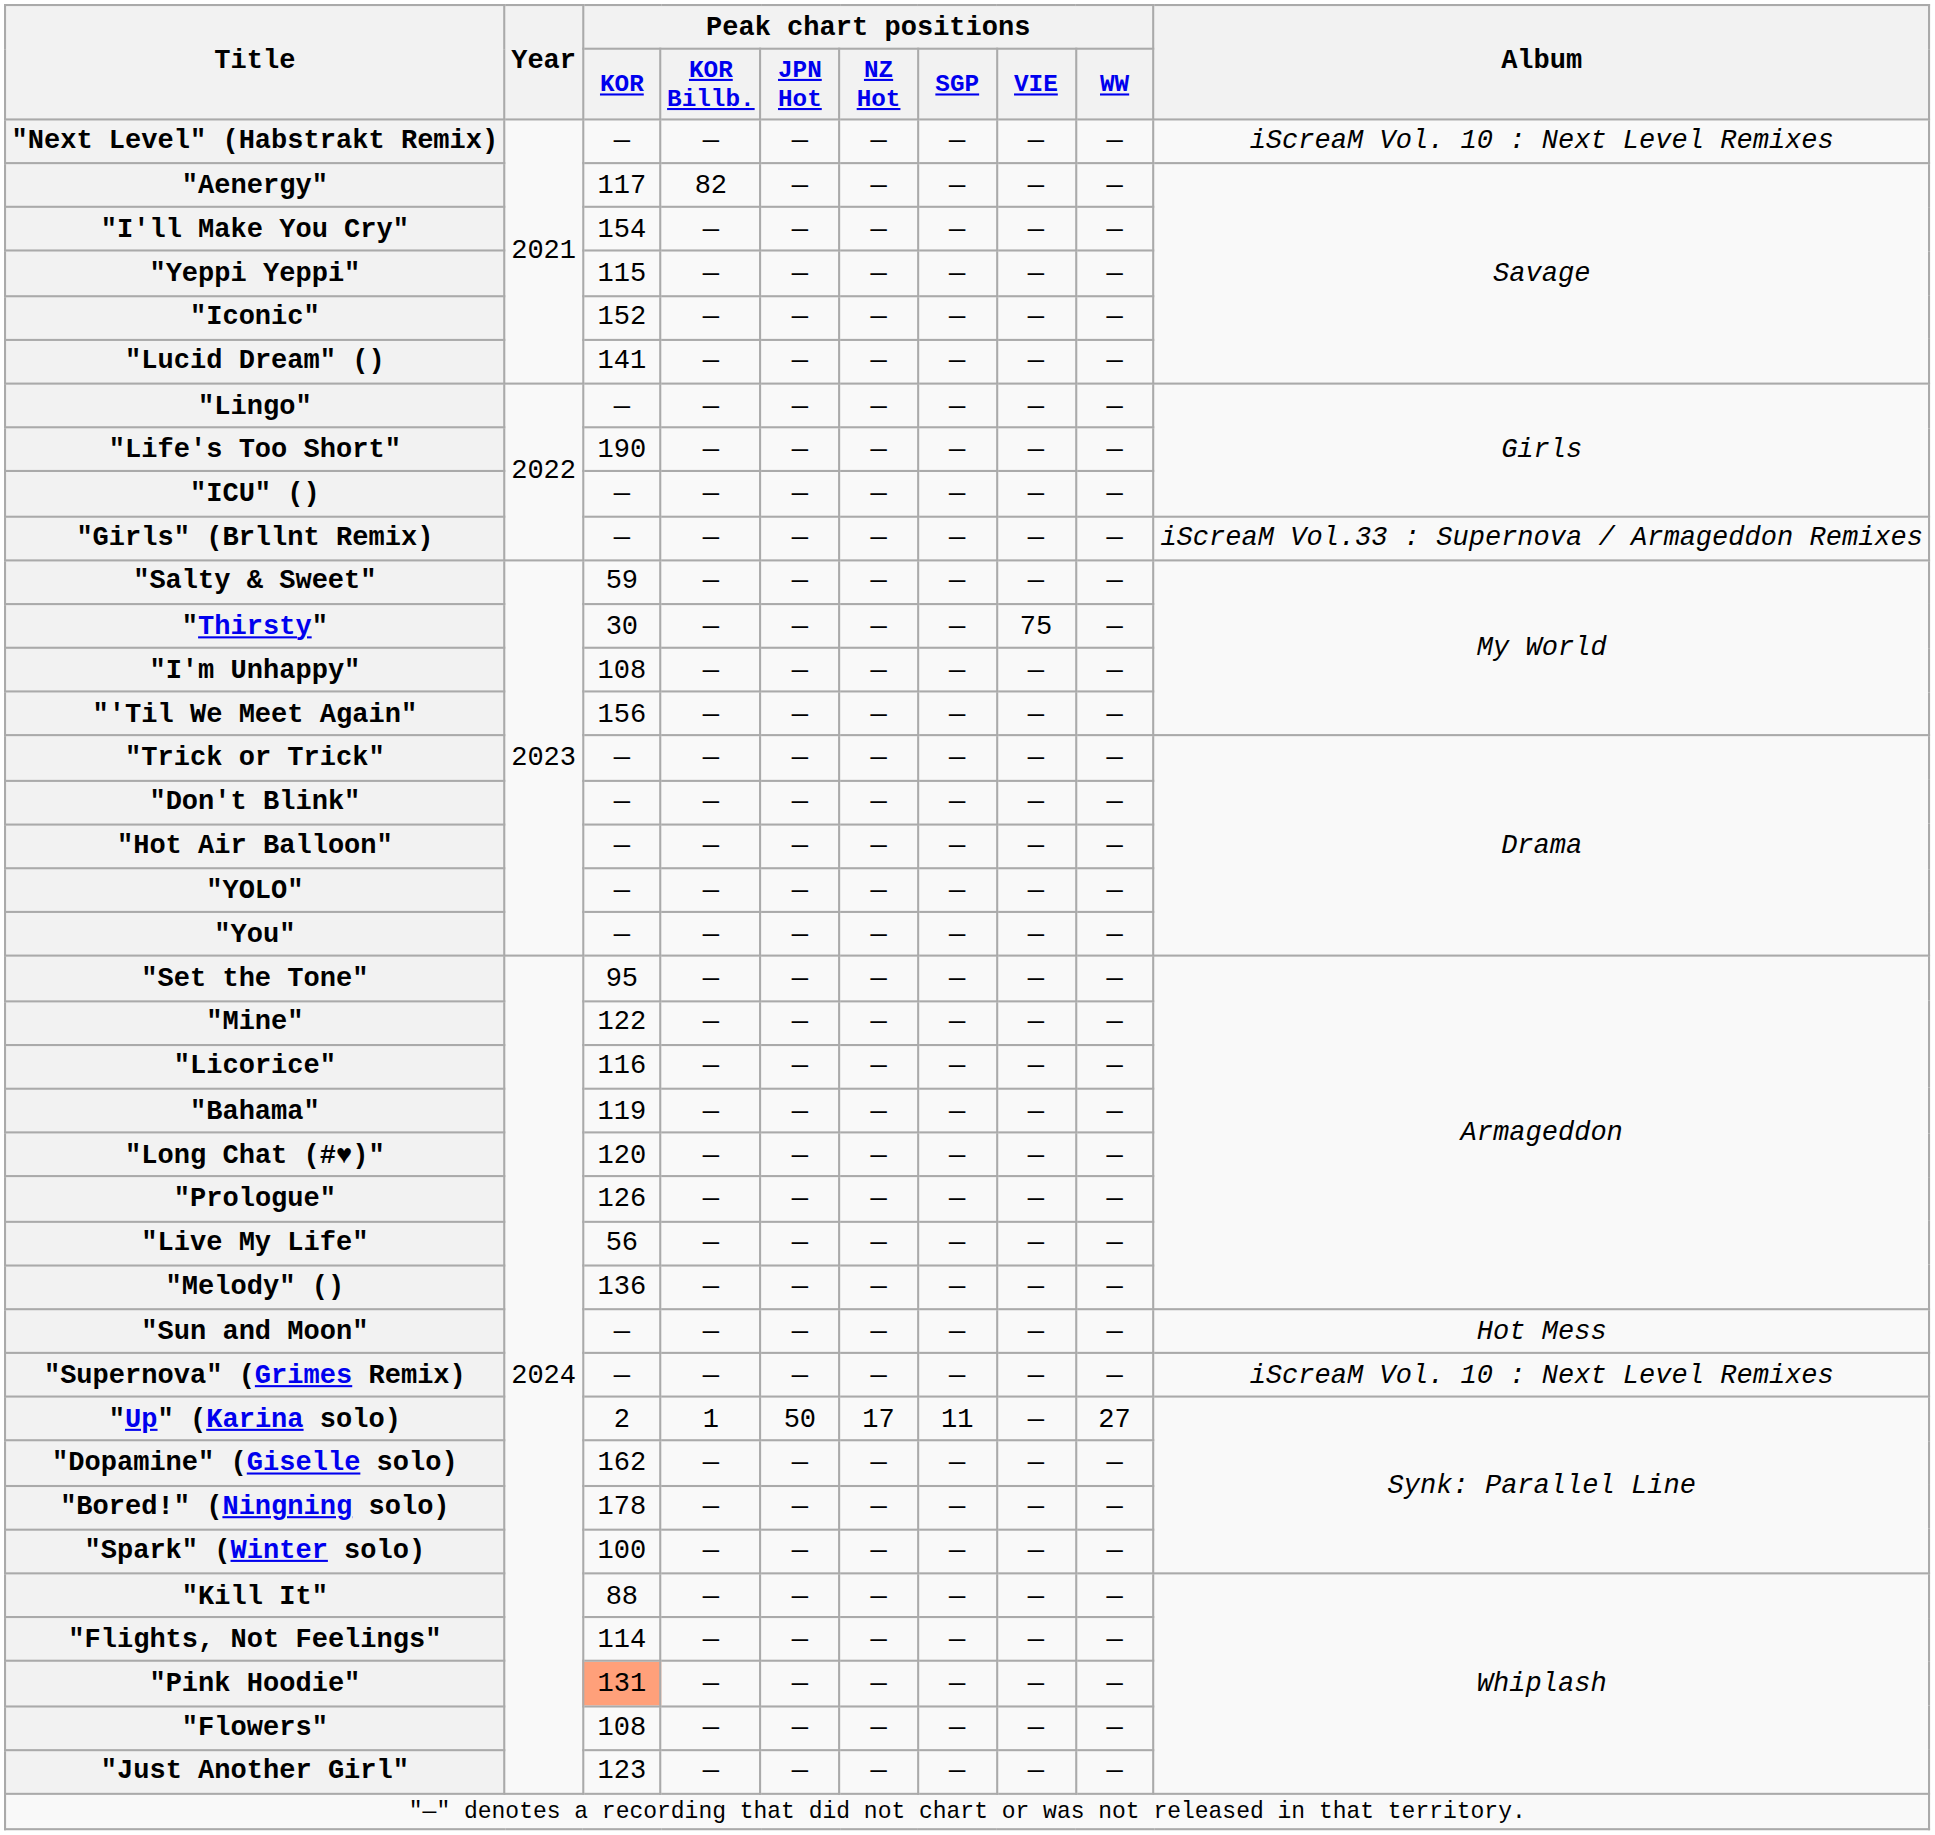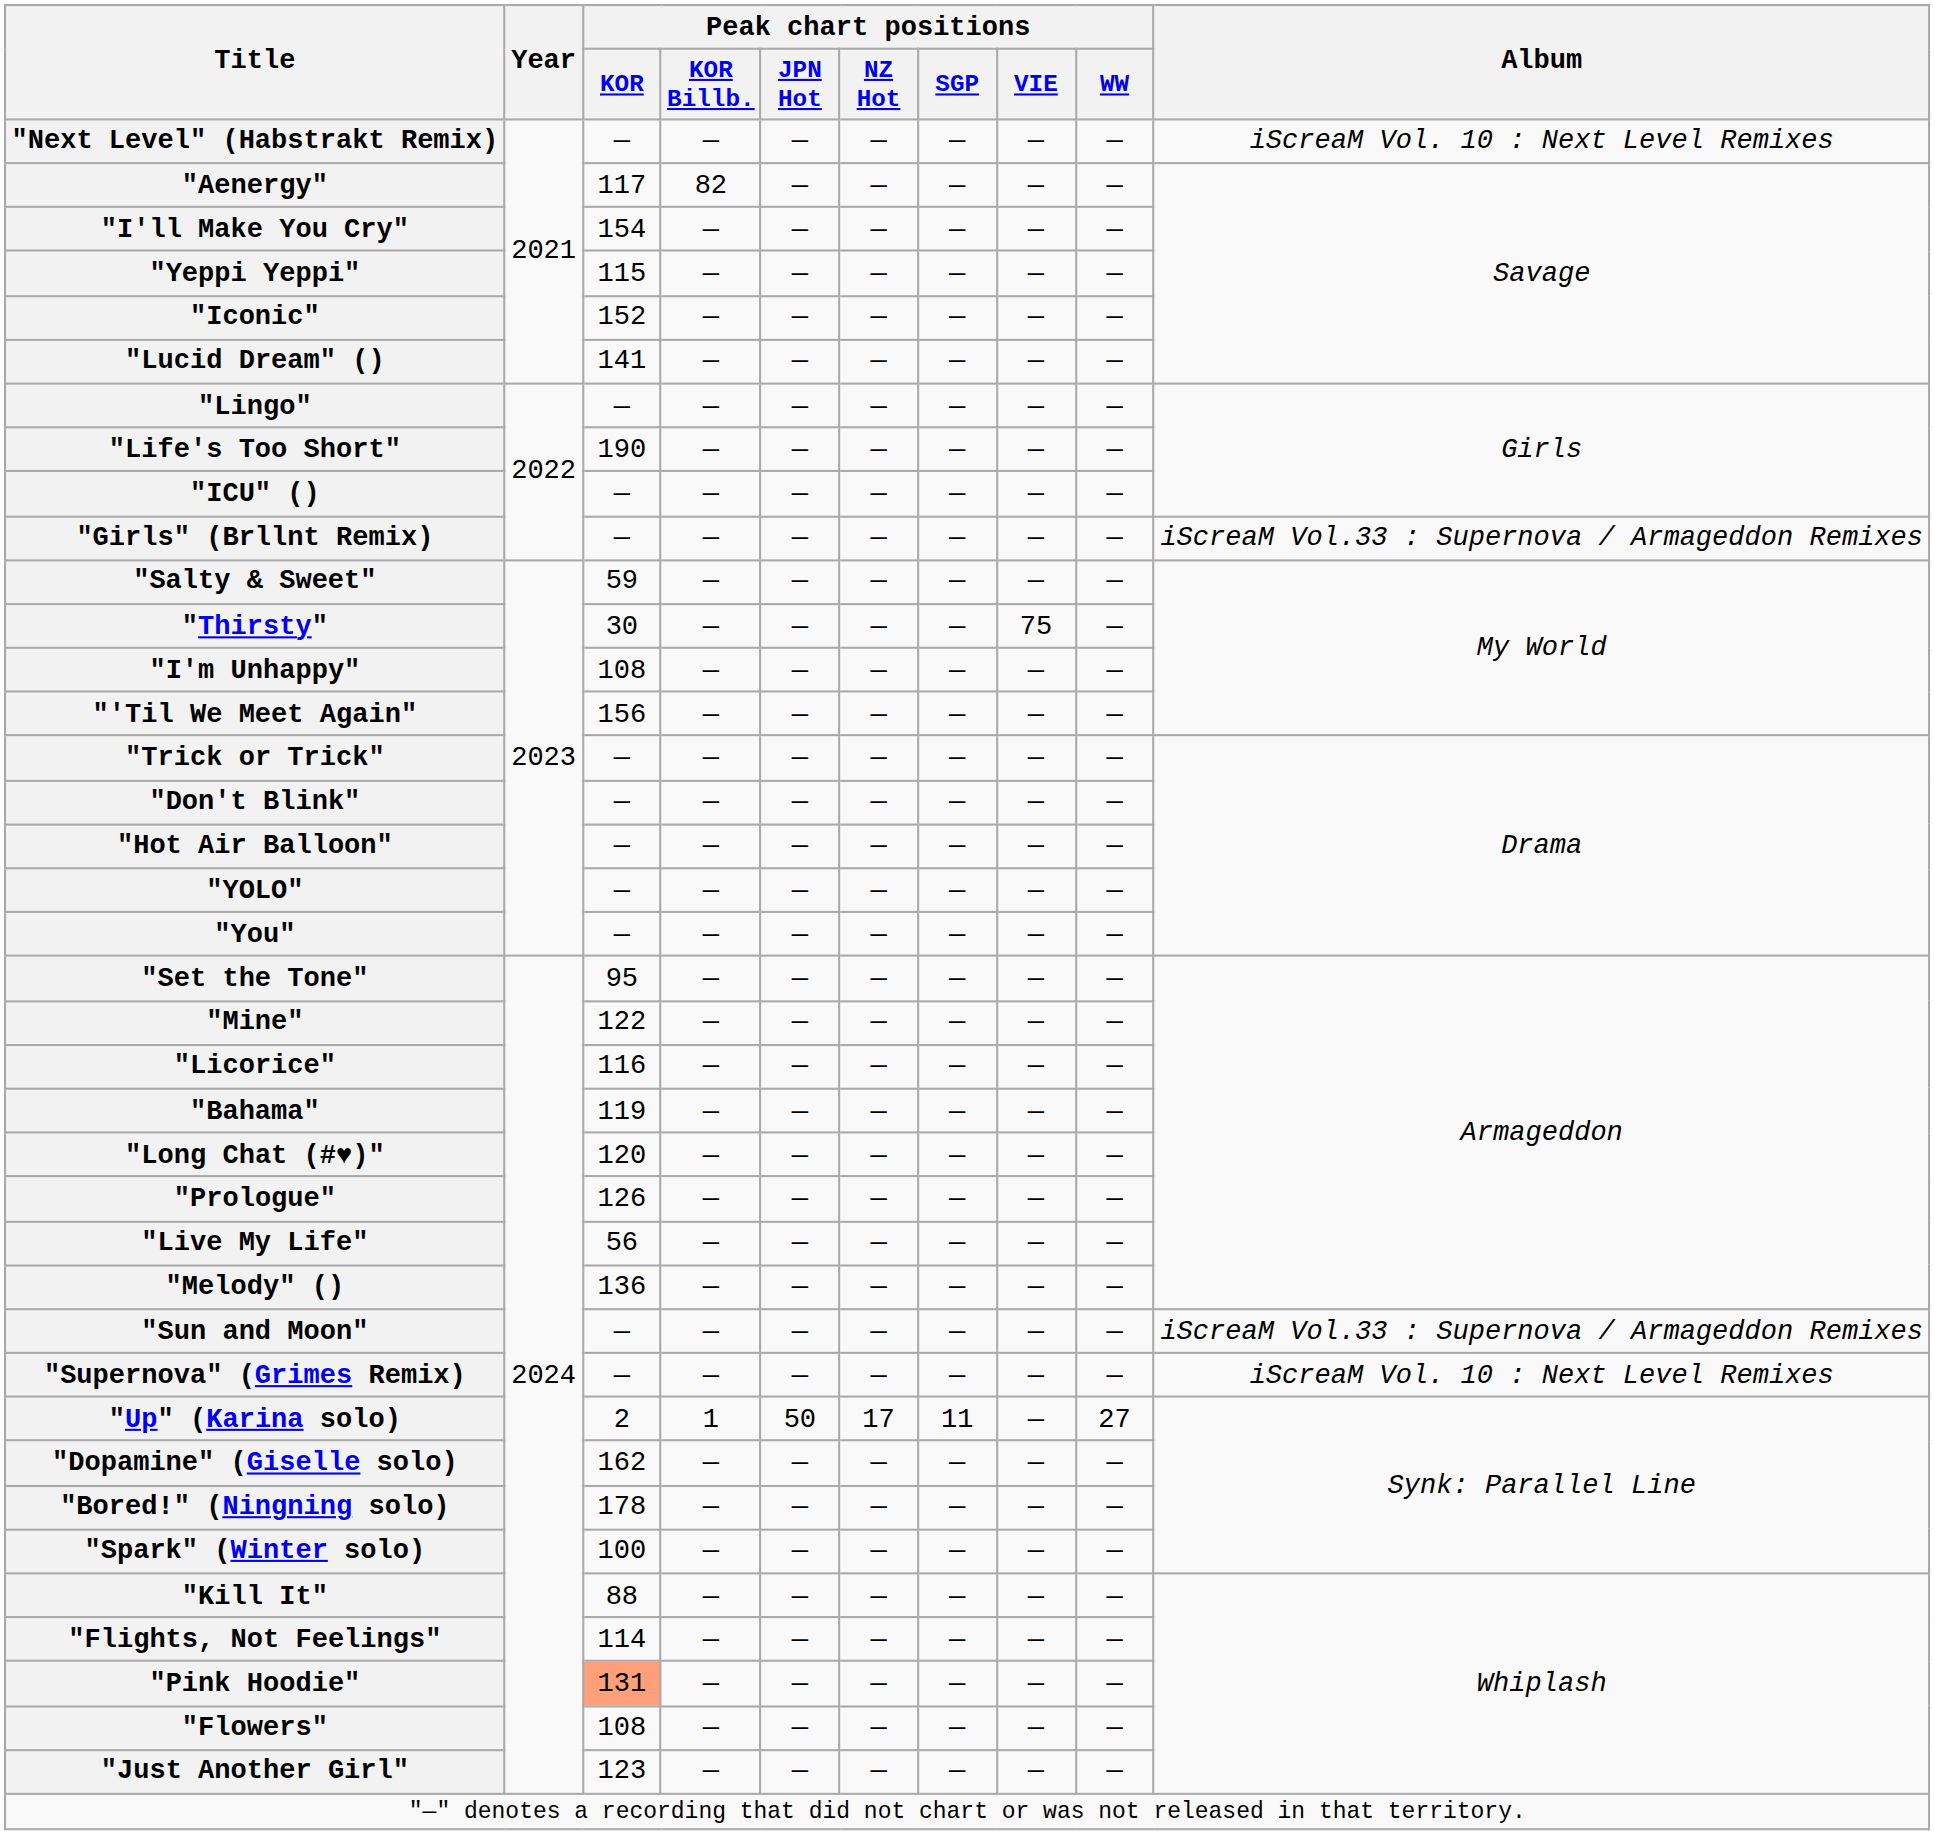(1542, 1331) Hot Mess -> (1542, 1331) iScreaM Vol.33 : Supernova / Armageddon Remixes
